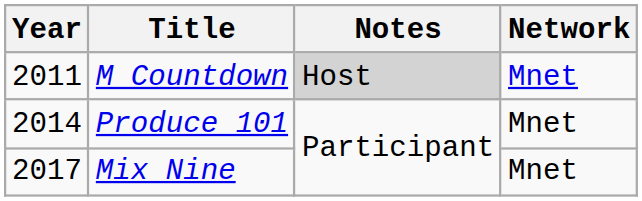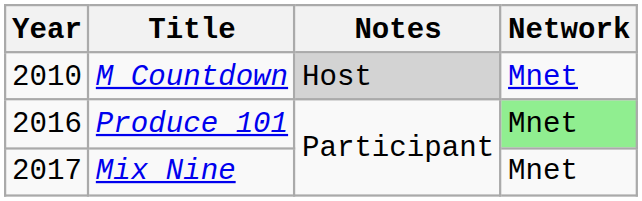(47, 76) 2011 -> (47, 76) 2010
(47, 124) 2014 -> (47, 124) 2016
(543, 124) no background -> (543, 124) lightgreen background
